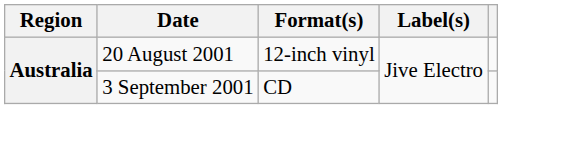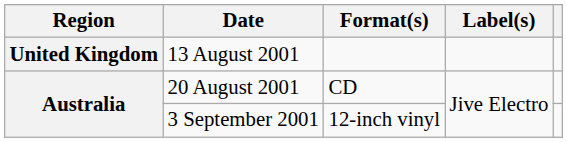+ row: (233, 53)
(319, 53) 12-inch vinyl -> (343, 86) CD
(278, 86) CD -> (384, 119) 12-inch vinyl
